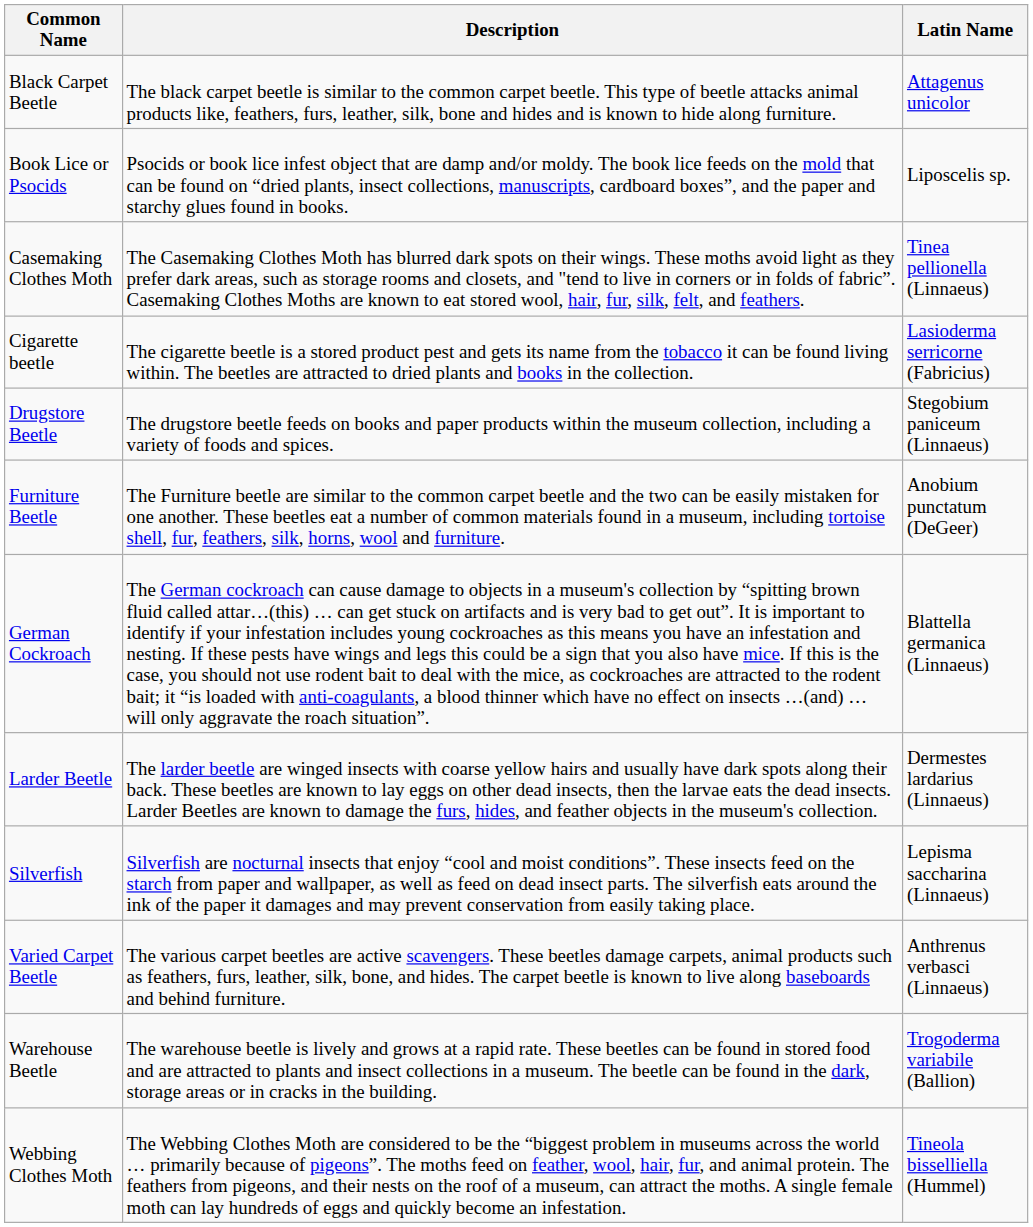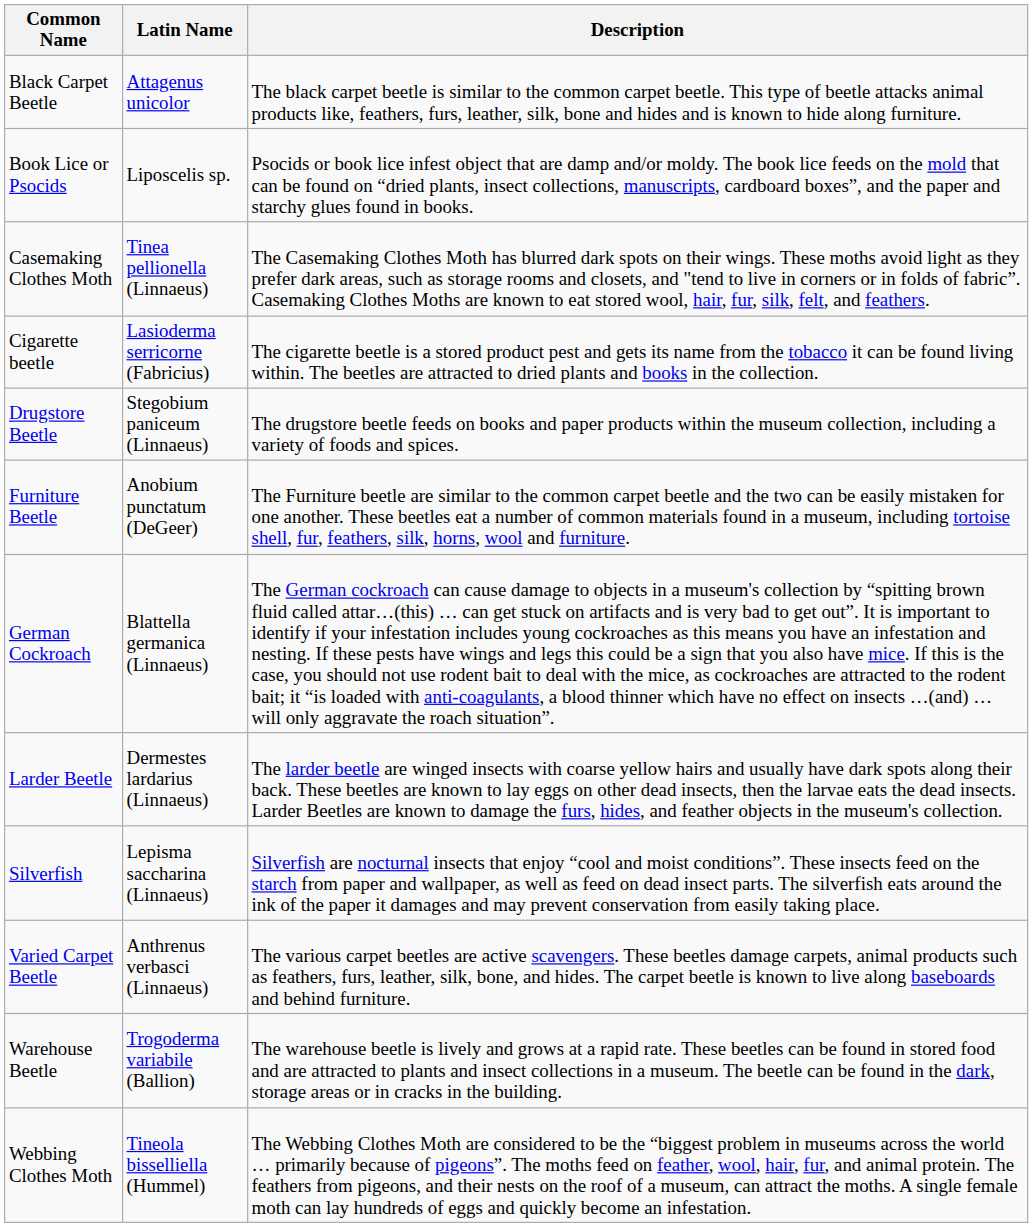columns swapped: (965, 30) <-> (512, 30)
